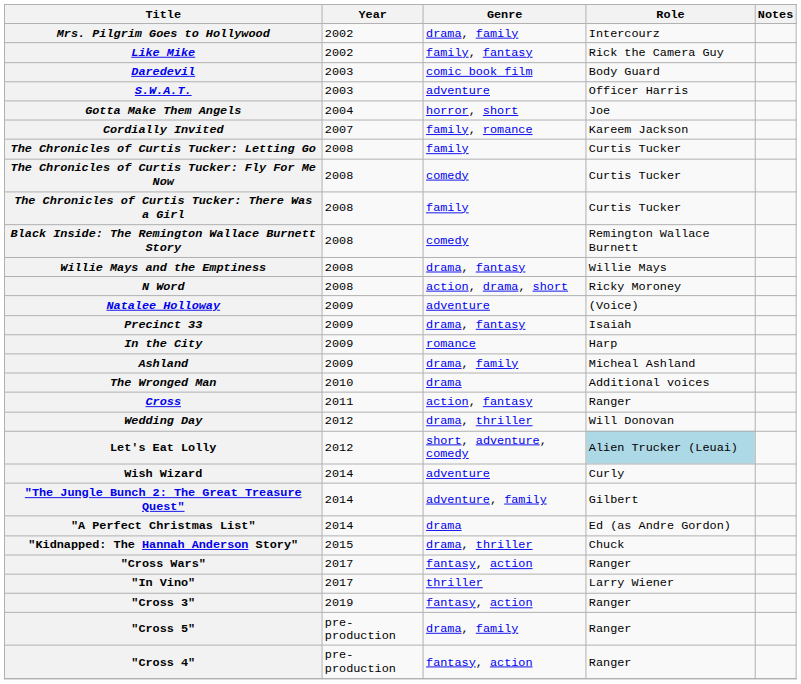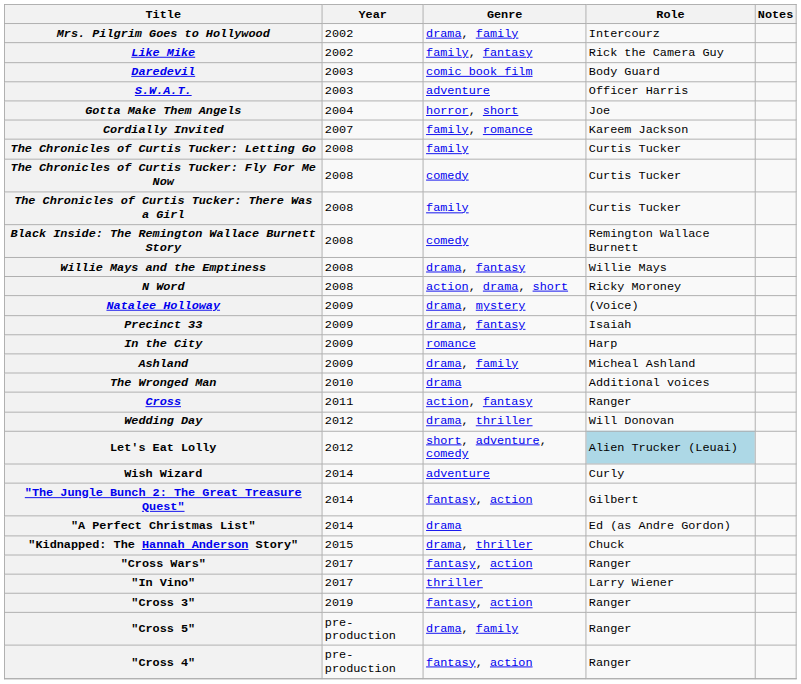(458, 306) adventure -> (476, 306) drama, mystery
(486, 500) adventure, family -> (479, 500) fantasy, action
